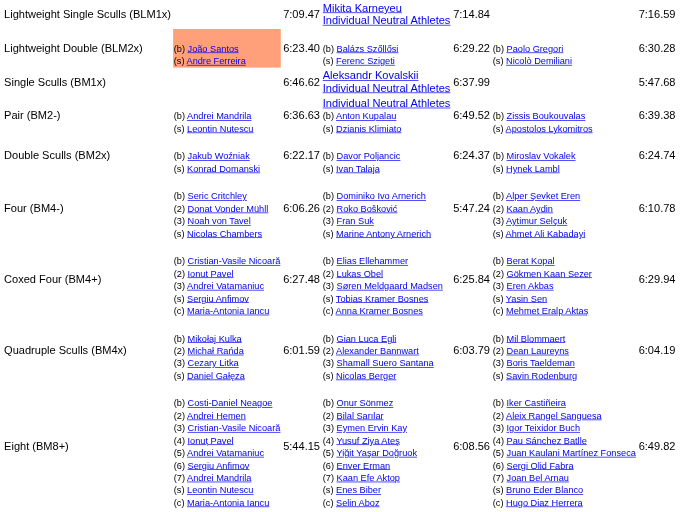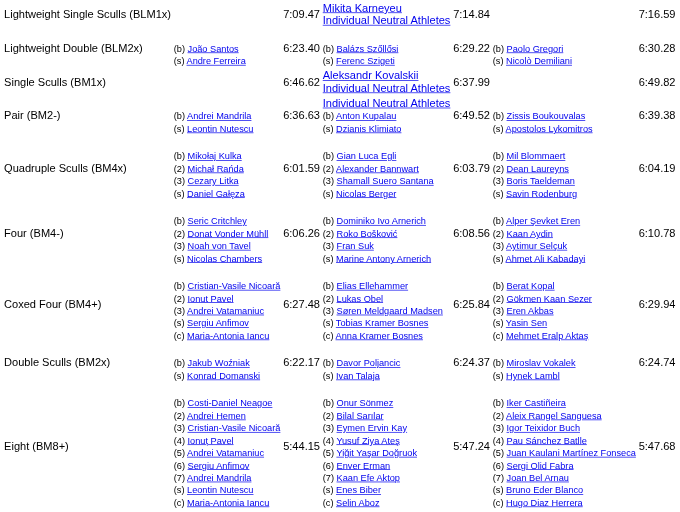(210, 55) lightsalmon background -> (210, 55) no background
(657, 82) 5:47.68 -> (657, 82) 6:49.82
rows swapped: (57, 156) <-> (65, 350)
(472, 208) 5:47.24 -> (472, 233) 6:08.56
(472, 446) 6:08.56 -> (472, 446) 5:47.24
(657, 446) 6:49.82 -> (657, 446) 5:47.68
